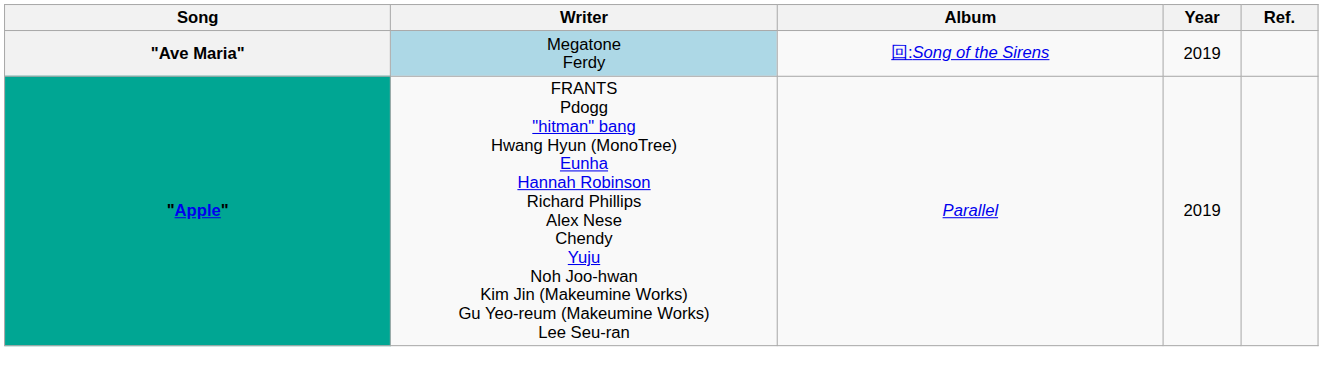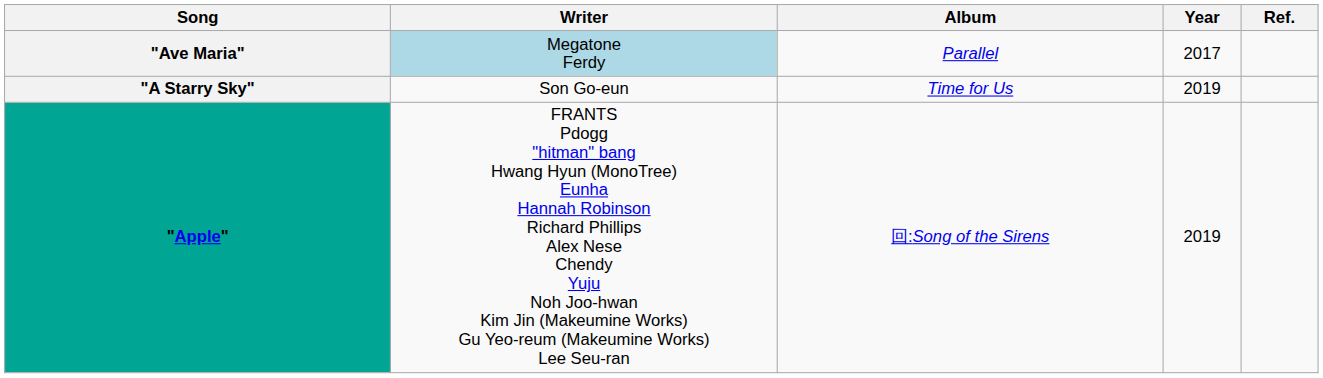(970, 52) 回:Song of the Sirens -> (970, 53) Parallel
(1202, 53) 2019 -> (1202, 53) 2017
+ row: (198, 89)
(970, 210) Parallel -> (970, 236) 回:Song of the Sirens
